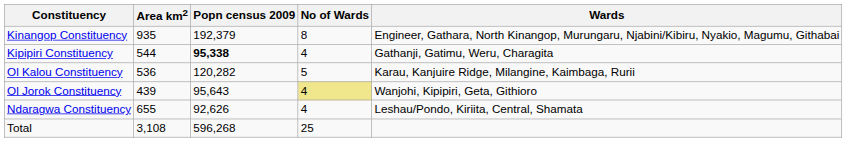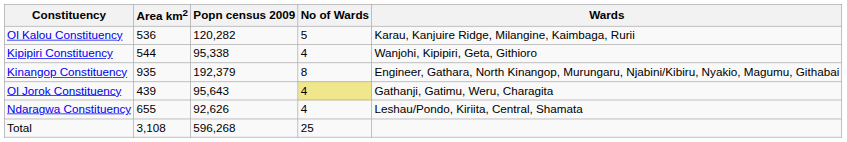rows swapped: (67, 35) <-> (65, 72)
(211, 53) bold -> (211, 53) normal
(464, 53) Gathanji, Gatimu, Weru, Charagita -> (456, 53) Wanjohi, Kipipiri, Geta, Githioro
(456, 91) Wanjohi, Kipipiri, Geta, Githioro -> (464, 91) Gathanji, Gatimu, Weru, Charagita
